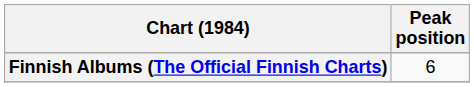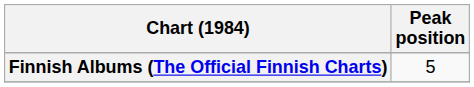(430, 67) 6 -> (430, 67) 5
